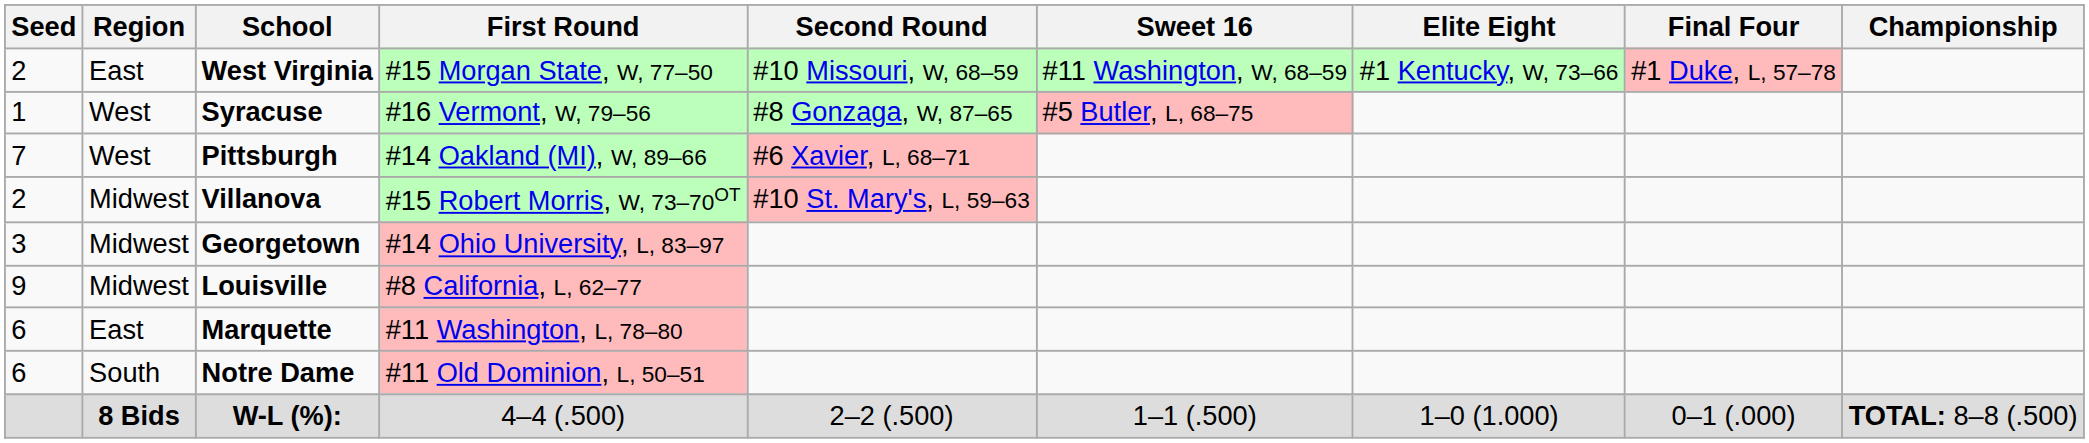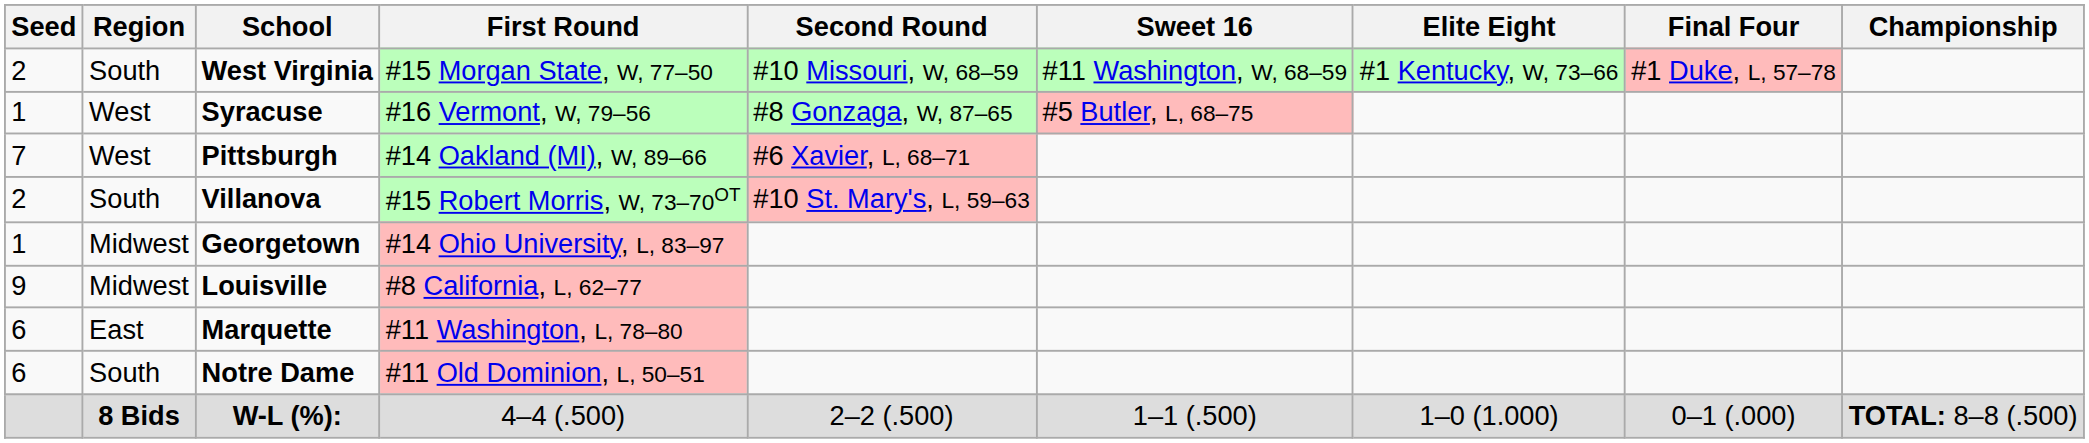(116, 70) East -> (125, 70) South
(139, 200) Midwest -> (125, 200) South
(19, 244) 3 -> (19, 244) 1
